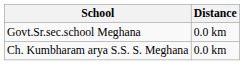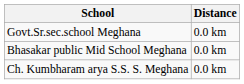+ row: (97, 50)
